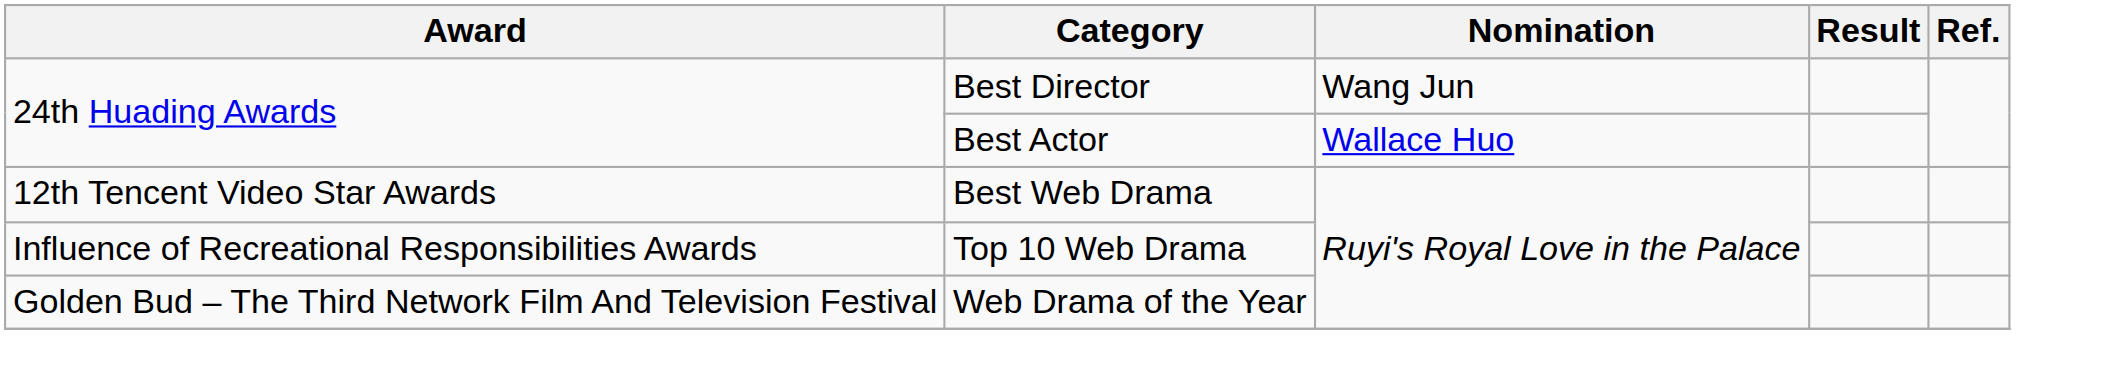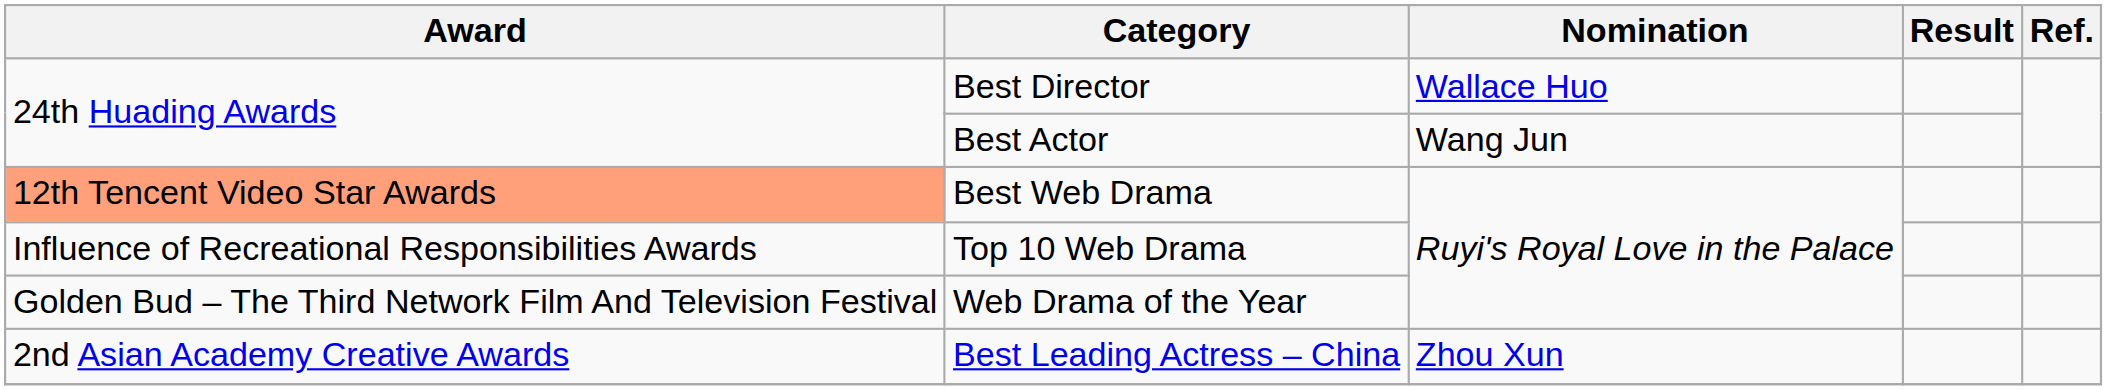(1398, 85) Wang Jun -> (1512, 85) Wallace Huo
(1418, 139) Wallace Huo -> (1492, 139) Wang Jun
(254, 193) no background -> (254, 193) lightsalmon background
+ row: (1177, 355)
